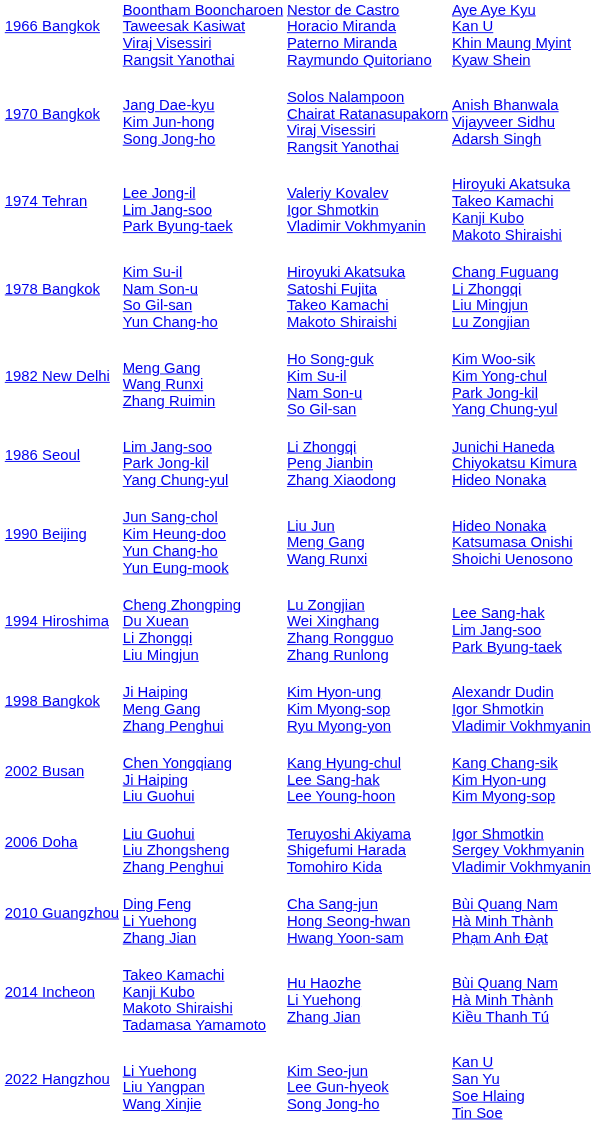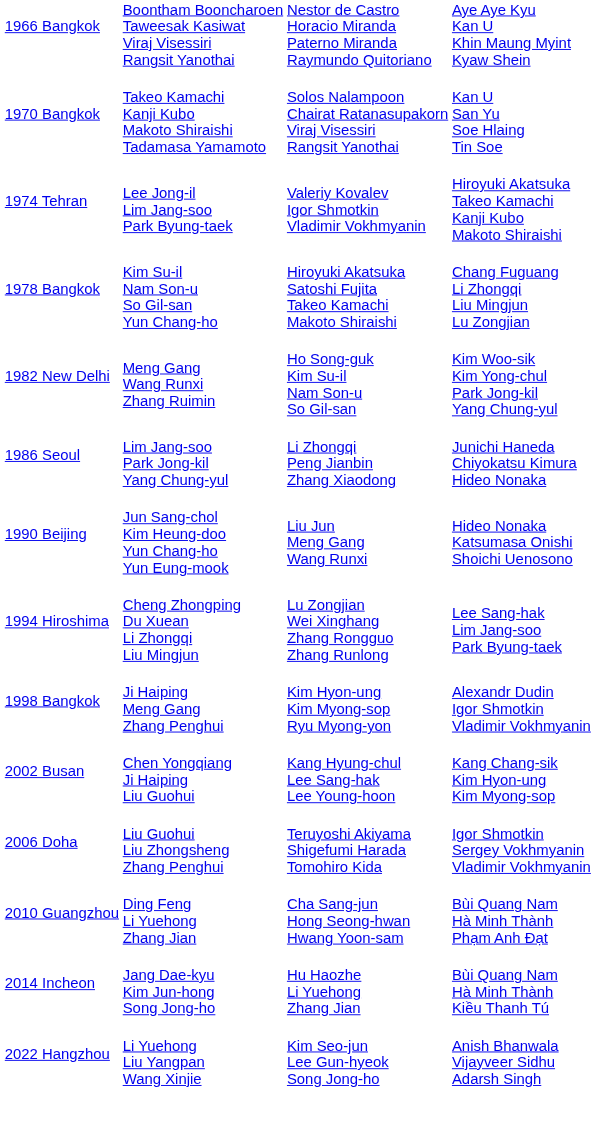(169, 122) Jang Dae-kyu Kim Jun-hong Song Jong-ho -> (194, 122) Takeo Kamachi Kanji Kubo Makoto Shiraishi Tadamasa Yamamoto
(505, 122) Anish Bhanwala Vijayveer Sidhu Adarsh Singh -> (488, 122) Kan U San Yu Soe Hlaing Tin Soe
(194, 1000) Takeo Kamachi Kanji Kubo Makoto Shiraishi Tadamasa Yamamoto -> (169, 992) Jang Dae-kyu Kim Jun-hong Song Jong-ho
(488, 1087) Kan U San Yu Soe Hlaing Tin Soe -> (505, 1062) Anish Bhanwala Vijayveer Sidhu Adarsh Singh
